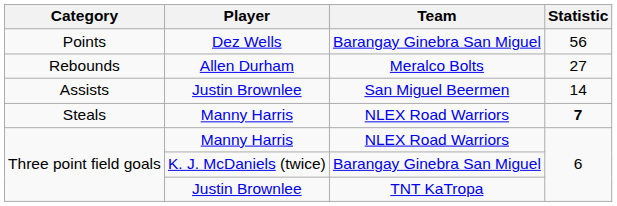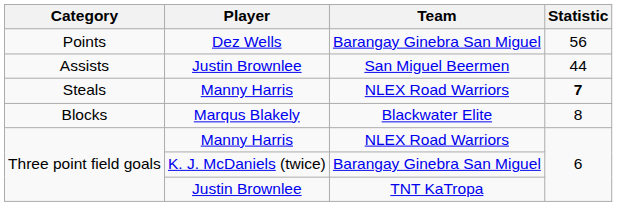- row: (84, 66)
(578, 90) 14 -> (578, 66) 44
+ row: (84, 115)
